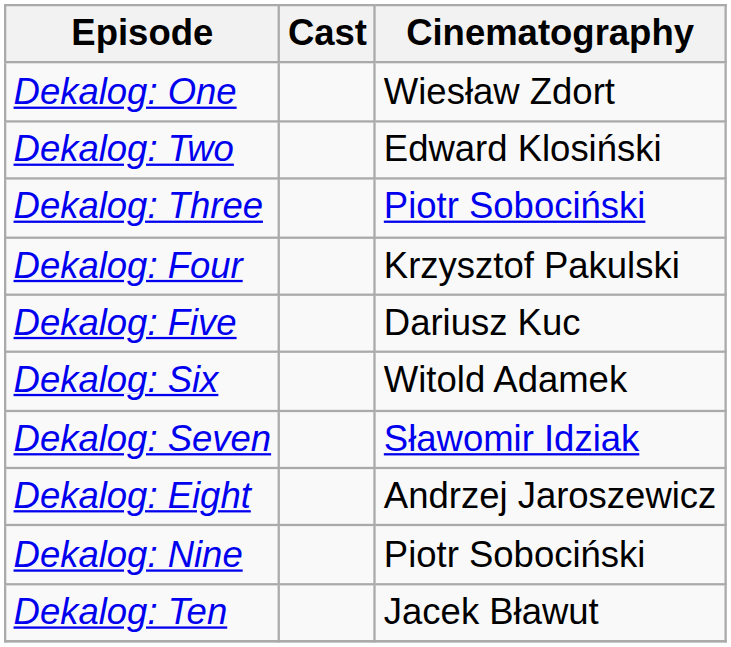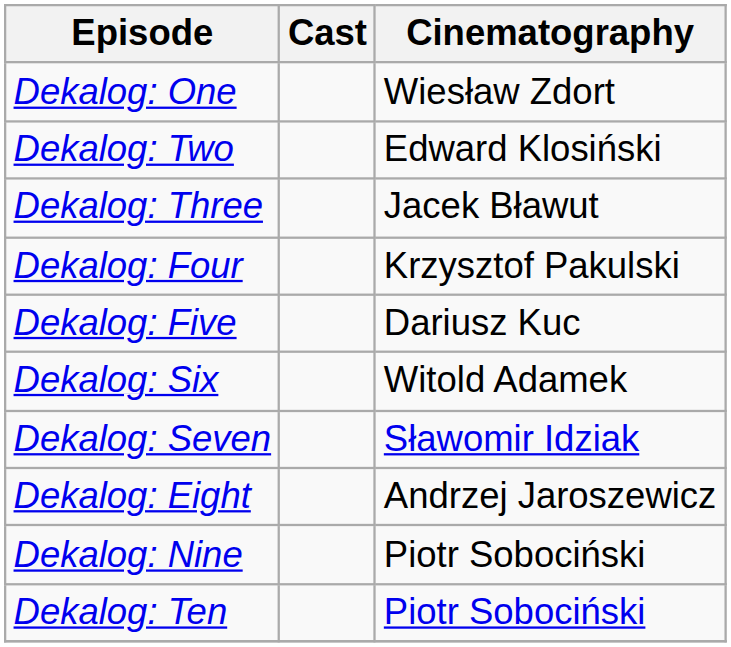(515, 206) Piotr Sobociński -> (491, 206) Jacek Bławut
(491, 611) Jacek Bławut -> (515, 611) Piotr Sobociński
